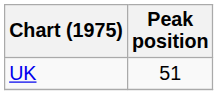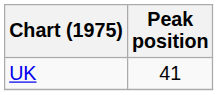(170, 73) 51 -> (170, 73) 41
